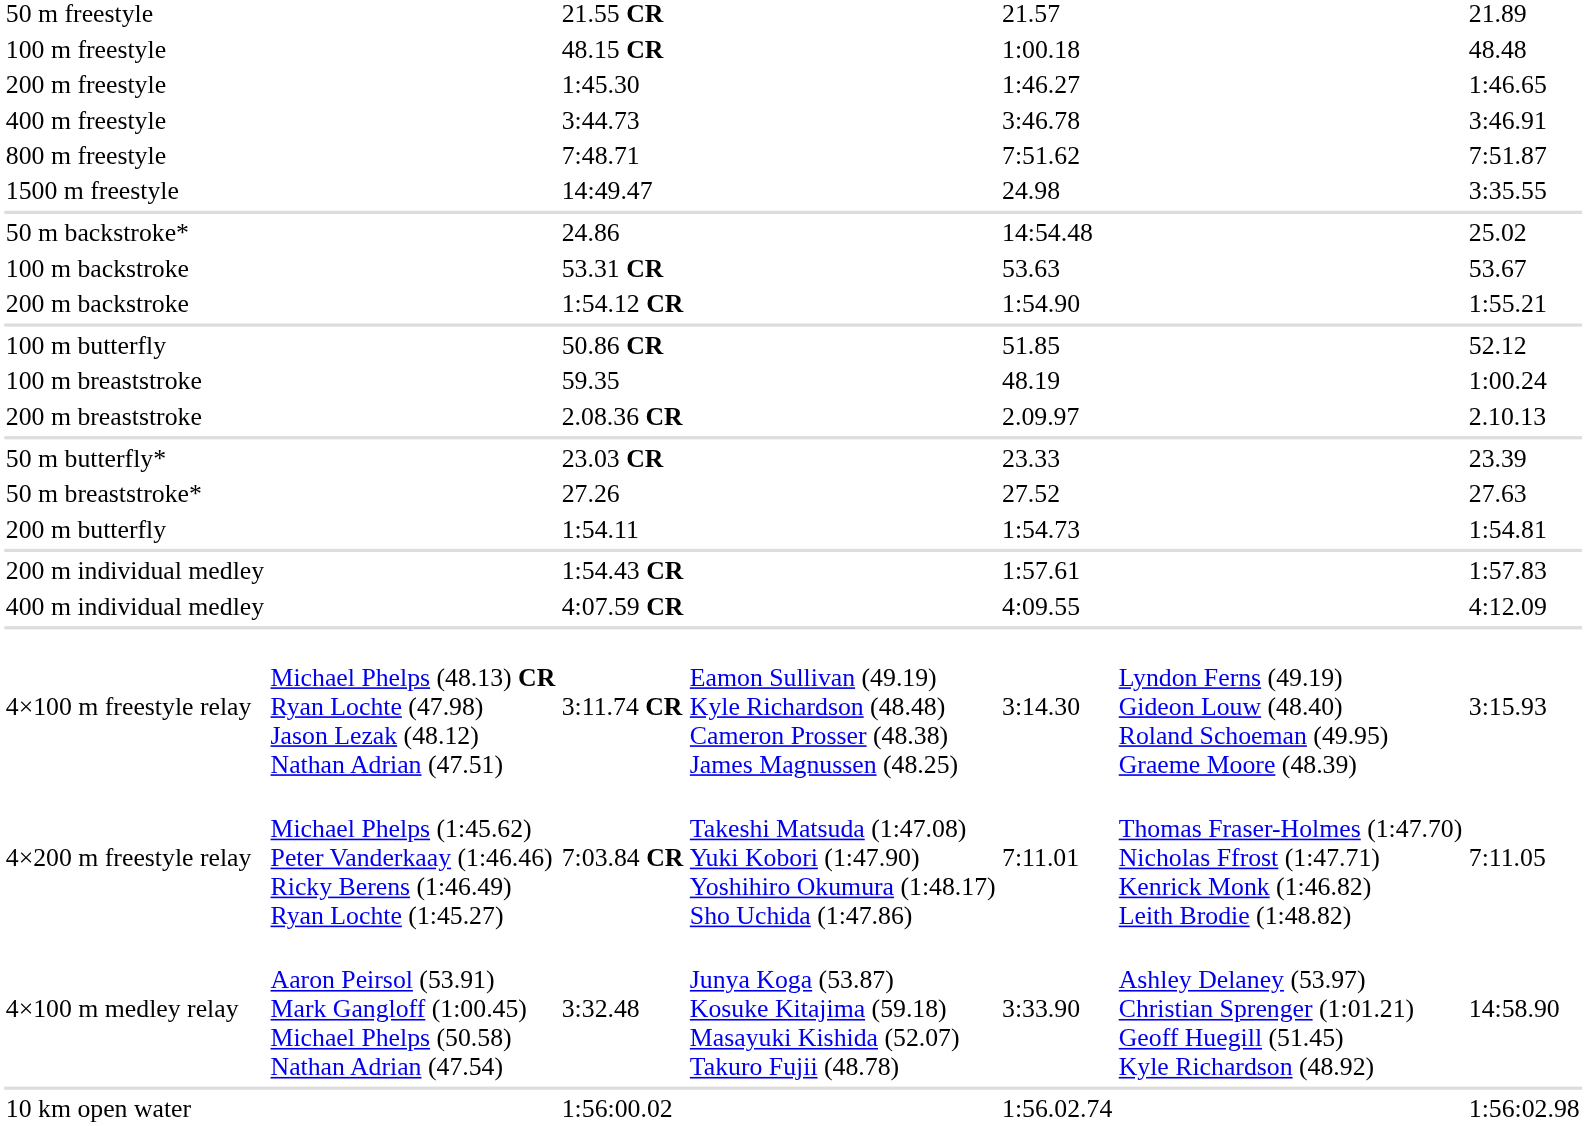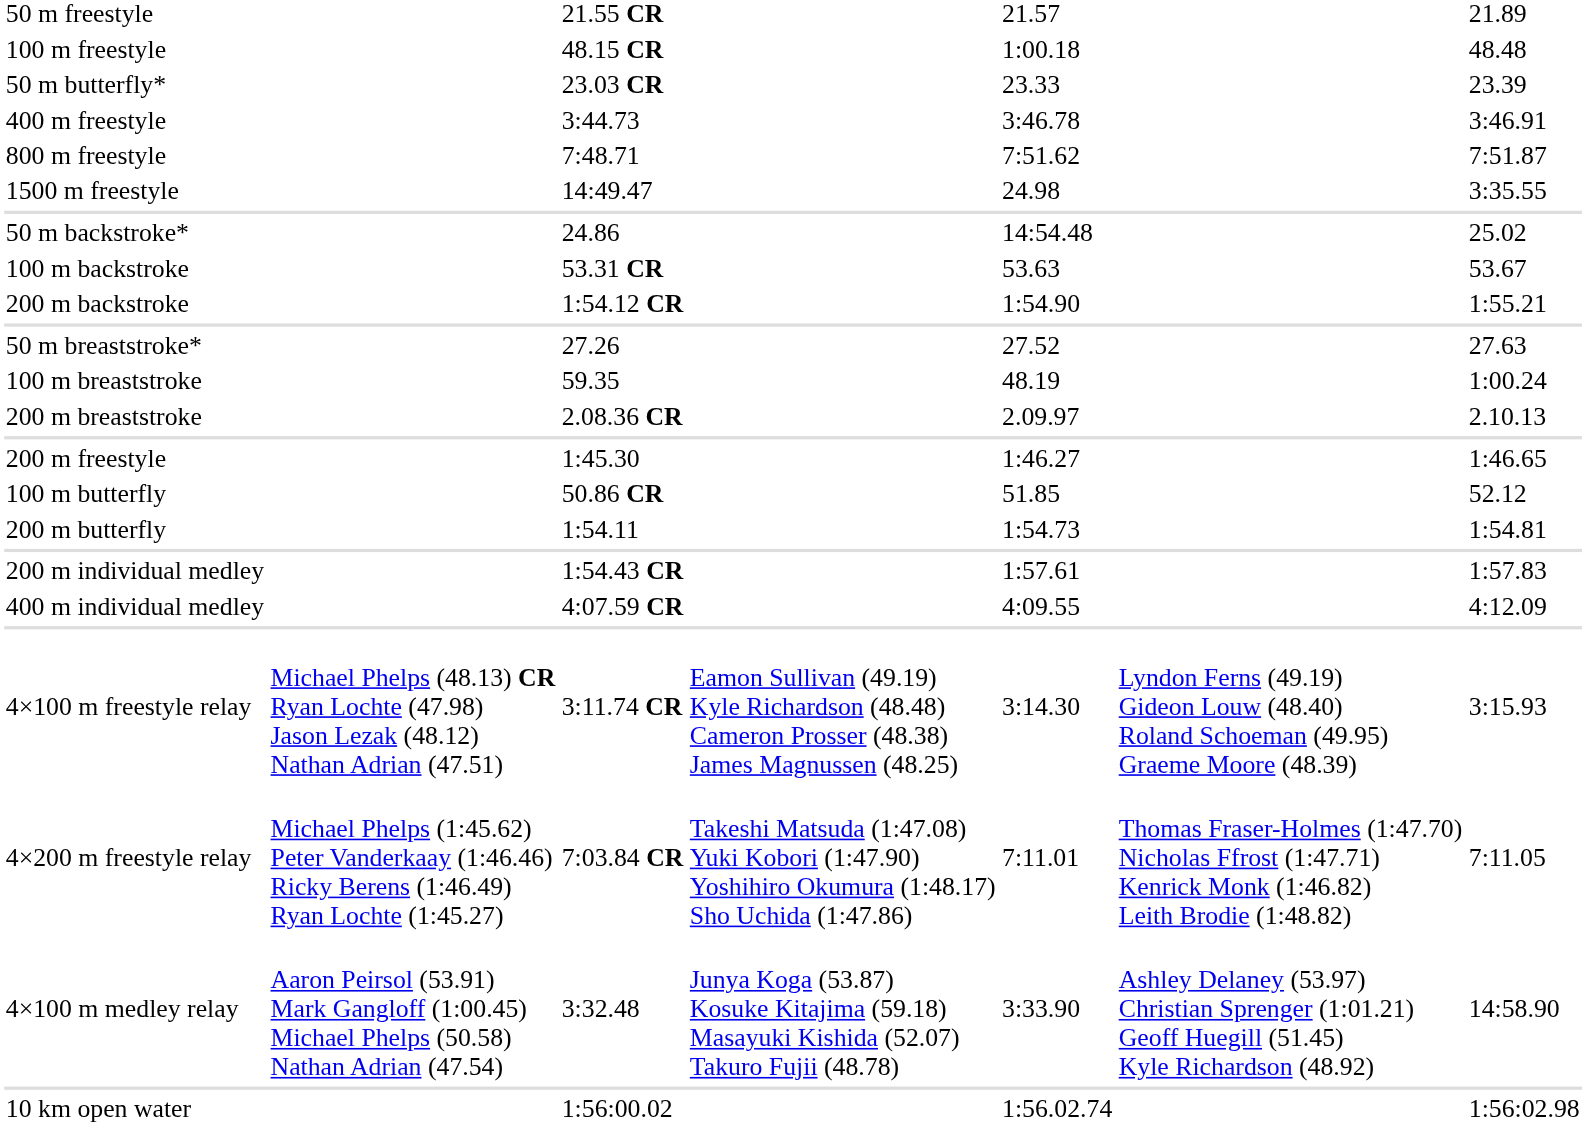rows swapped: (86, 84) <-> (86, 458)
rows swapped: (104, 493) <-> (86, 345)
